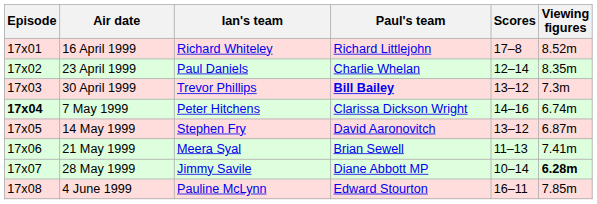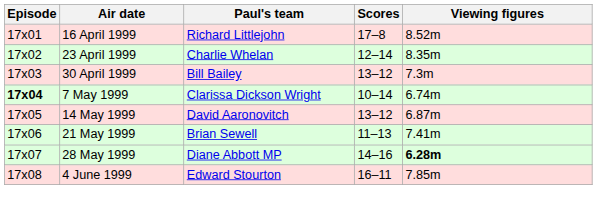- column: (252, 21)
(364, 88) bold -> (214, 74) normal
(511, 108) 14–16 -> (375, 94) 10–14
(511, 169) 10–14 -> (375, 154) 14–16
